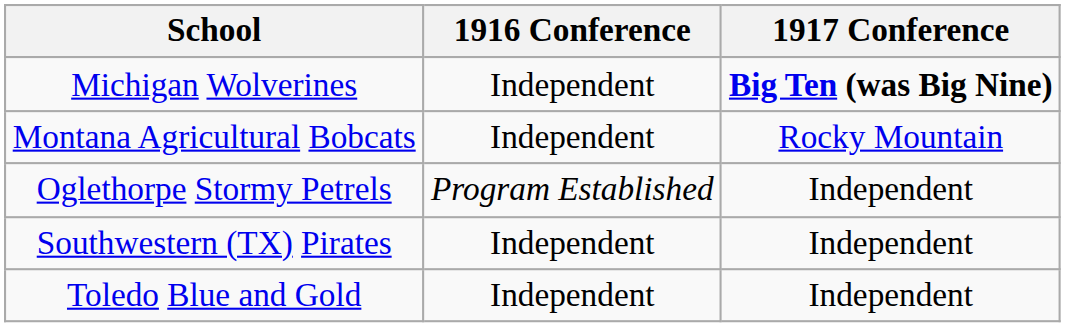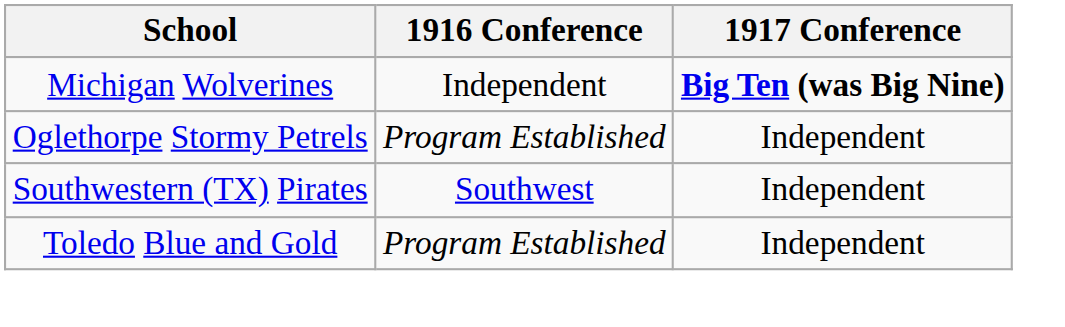- row: (214, 136)
(572, 242) Independent -> (524, 189) Southwest
(572, 294) Independent -> (524, 242) Program Established
